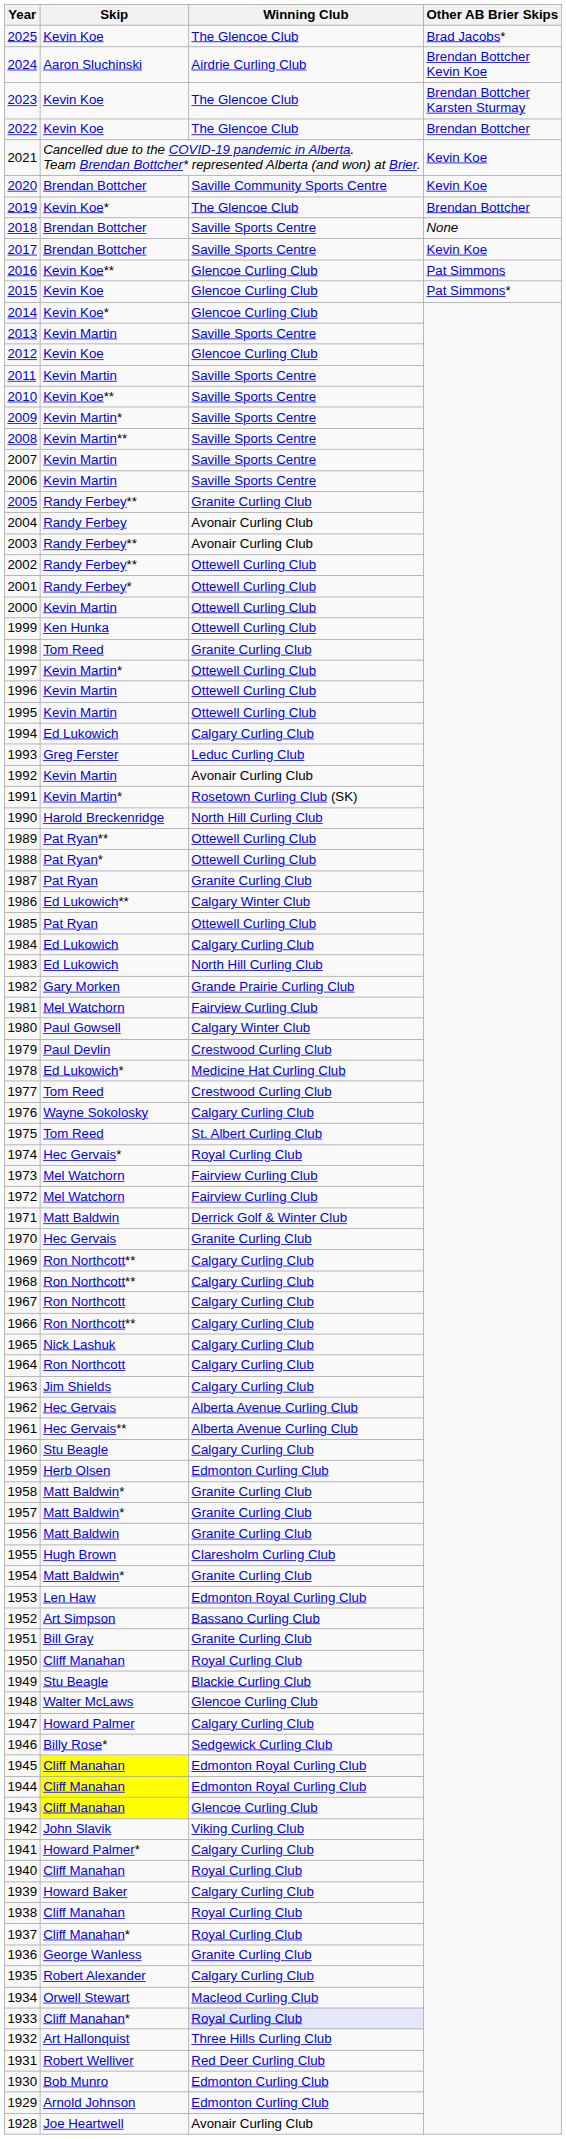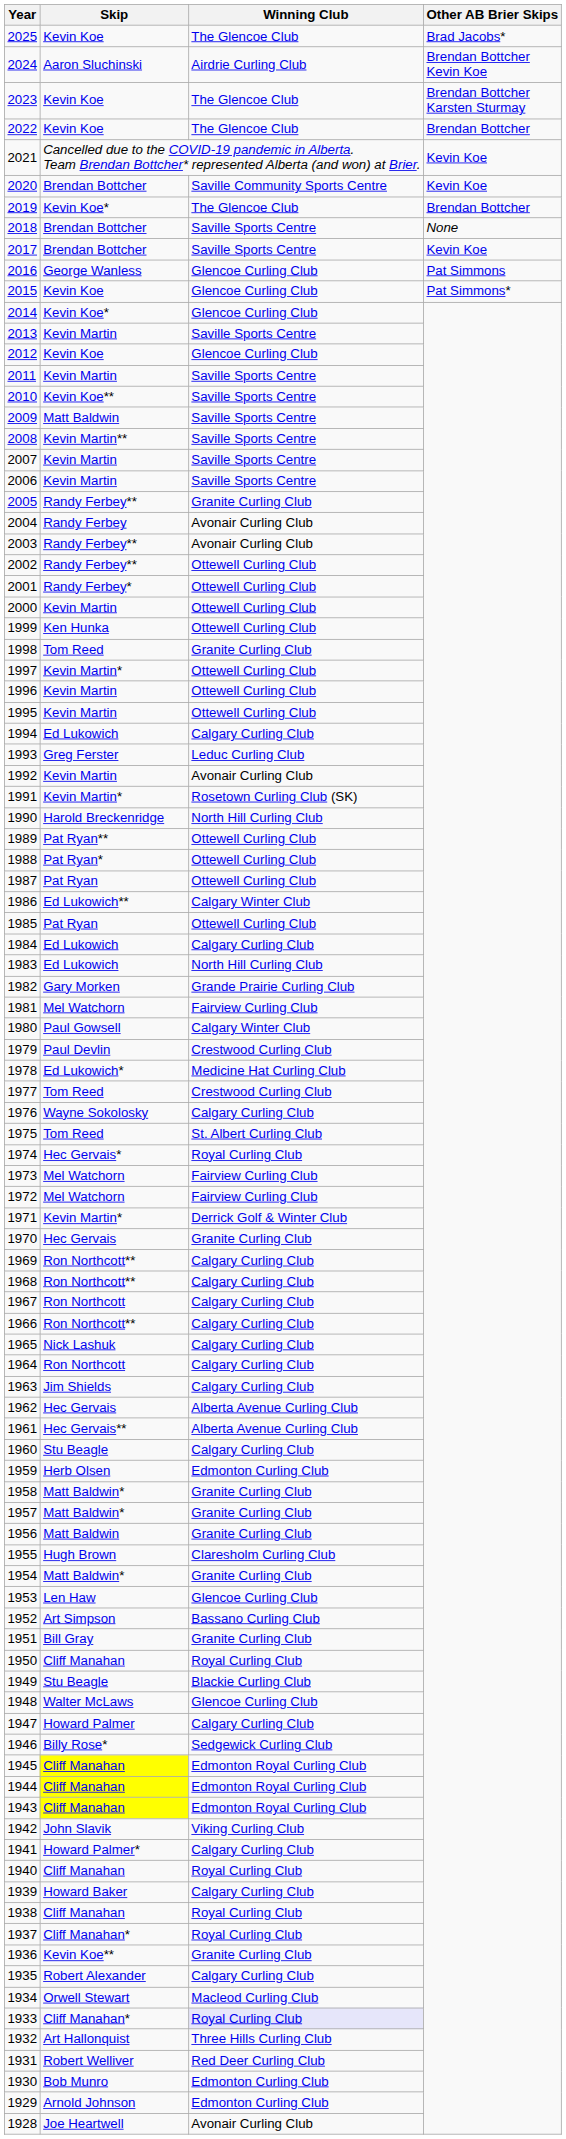(79, 270) Kevin Koe** -> (92, 270) George Wanless
(83, 417) Kevin Martin* -> (81, 417) Matt Baldwin
(252, 881) Granite Curling Club -> (254, 881) Ottewell Curling Club
(81, 1218) Matt Baldwin -> (83, 1218) Kevin Martin*
(279, 1597) Edmonton Royal Curling Club -> (254, 1597) Glencoe Curling Club
(254, 1807) Glencoe Curling Club -> (279, 1807) Edmonton Royal Curling Club
(92, 1955) George Wanless -> (79, 1955) Kevin Koe**
